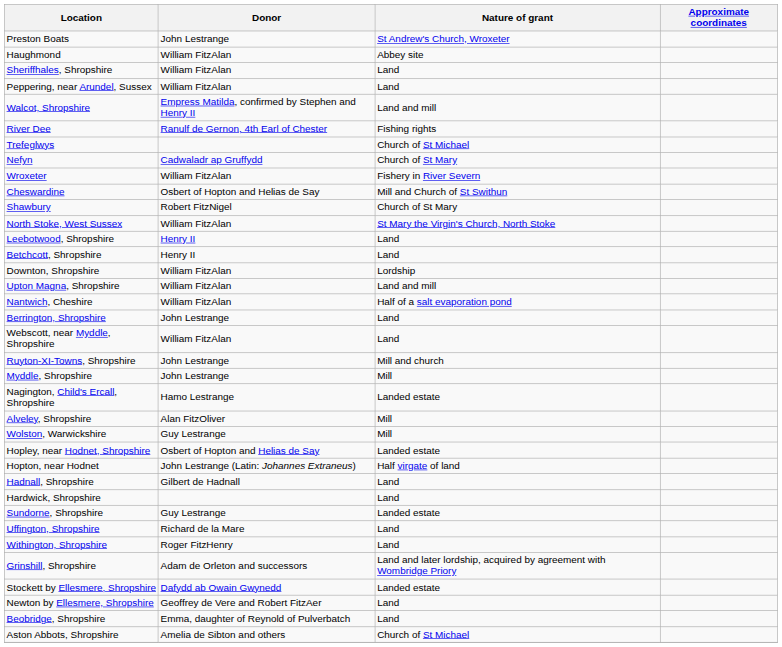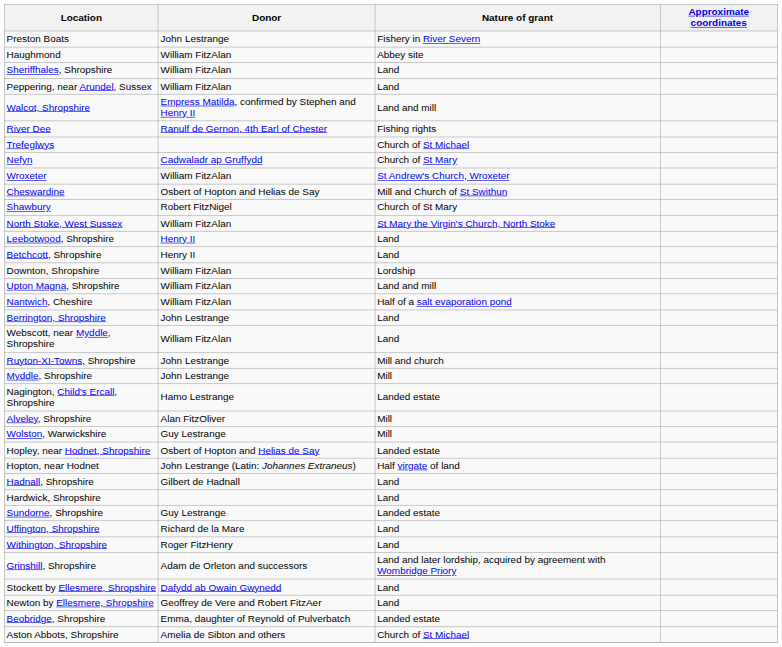(443, 39) St Andrew's Church, Wroxeter -> (429, 39) Fishery in River Severn
(429, 176) Fishery in River Severn -> (443, 176) St Andrew's Church, Wroxeter
(409, 587) Landed estate -> (388, 587) Land
(388, 618) Land -> (409, 618) Landed estate
